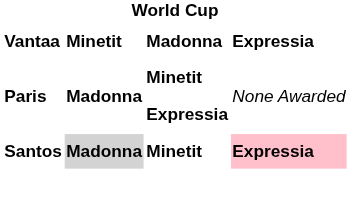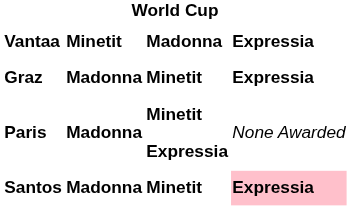+ row: (23, 77)
(104, 151) lightgrey background -> (104, 188) no background
